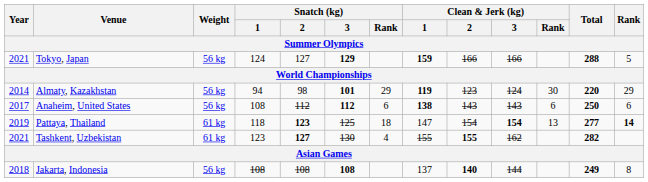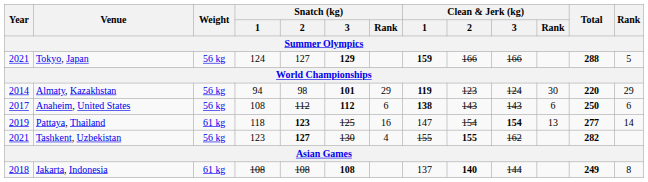(386, 122) 18 -> (386, 122) 16
(629, 122) bold -> (629, 122) normal
(214, 138) 61 kg -> (214, 138) 56 kg
(214, 169) 56 kg -> (214, 169) 61 kg
